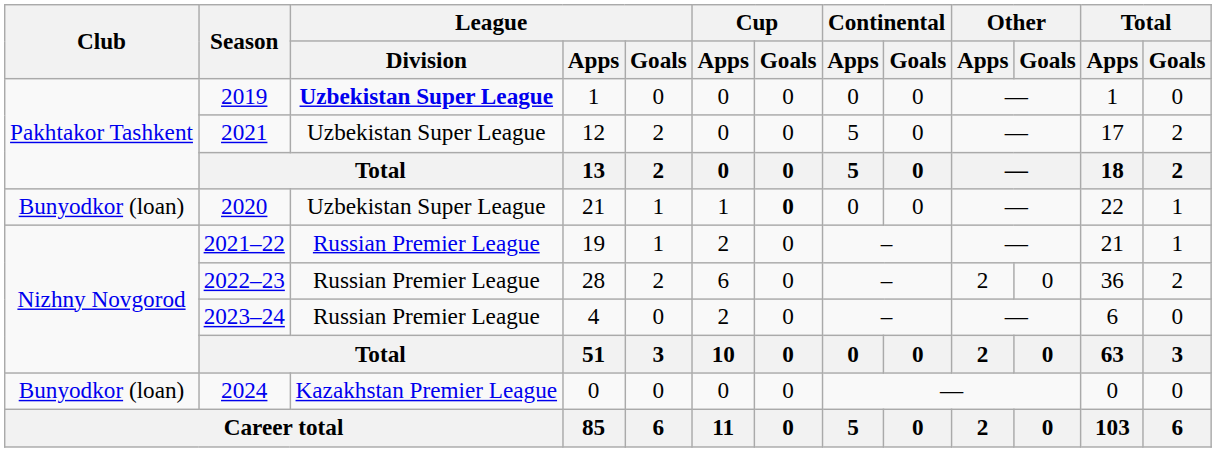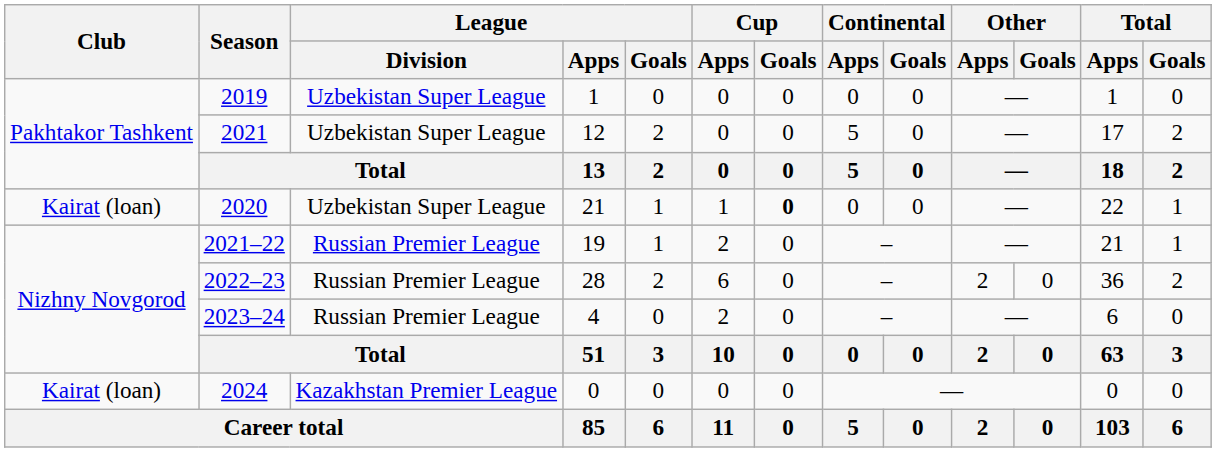(426, 96) bold -> (426, 96) normal
(102, 206) Bunyodkor (loan) -> (102, 206) Kairat (loan)
(102, 390) Bunyodkor (loan) -> (102, 390) Kairat (loan)
